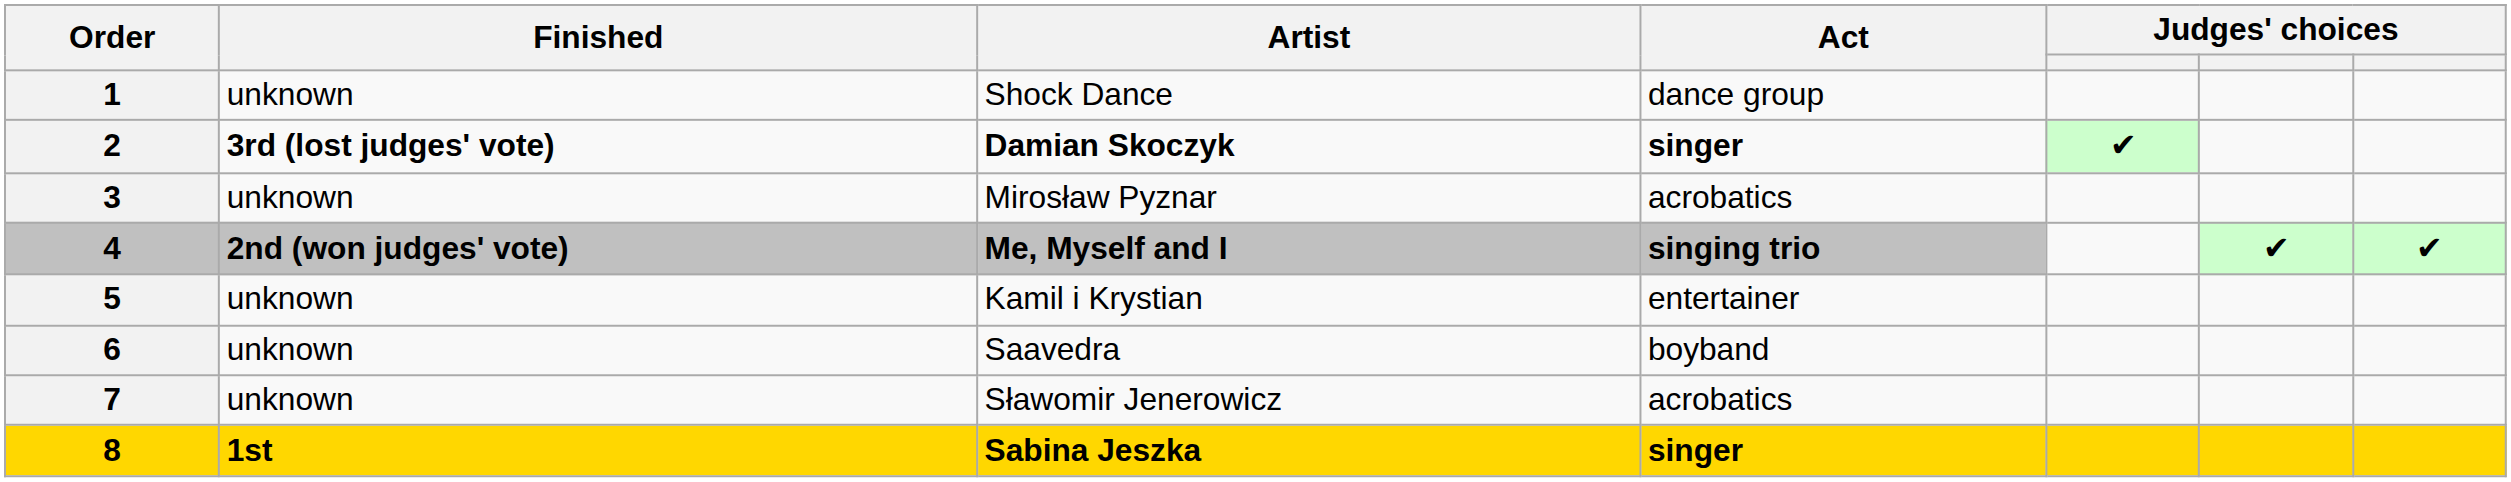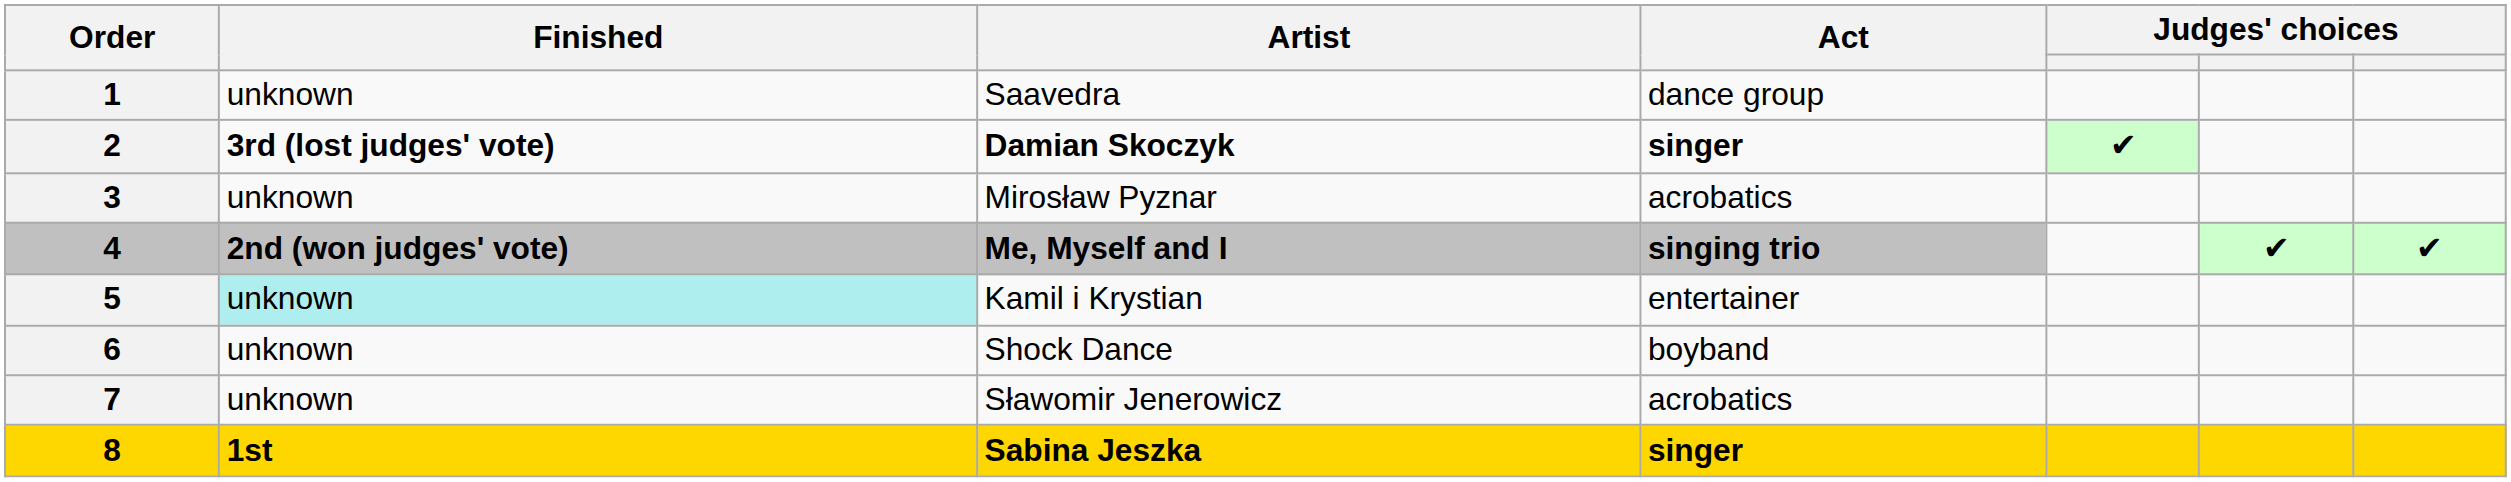(1079, 94) Shock Dance -> (1052, 94) Saavedra
(290, 299) no background -> (290, 299) paleturquoise background
(1052, 349) Saavedra -> (1079, 349) Shock Dance
